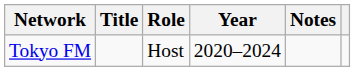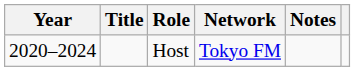columns swapped: (237, 19) <-> (50, 19)
